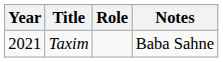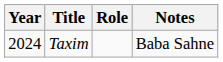(25, 43) 2021 -> (25, 43) 2024
